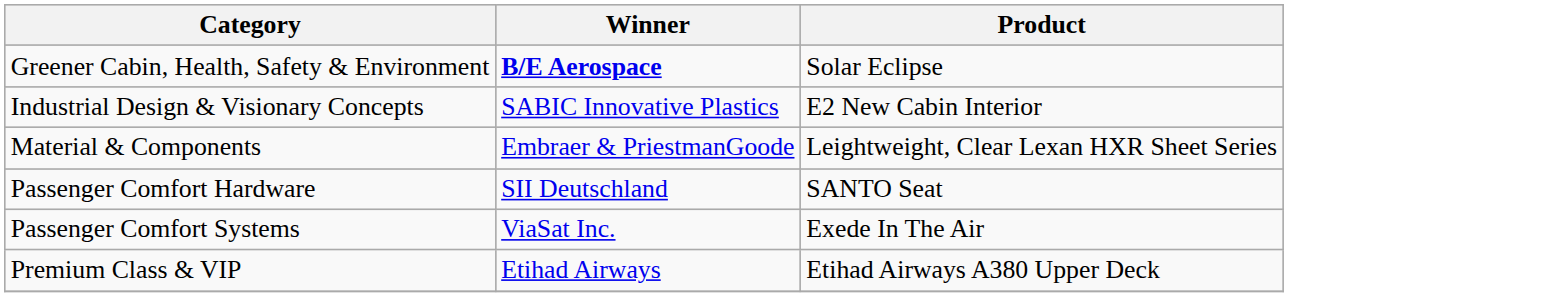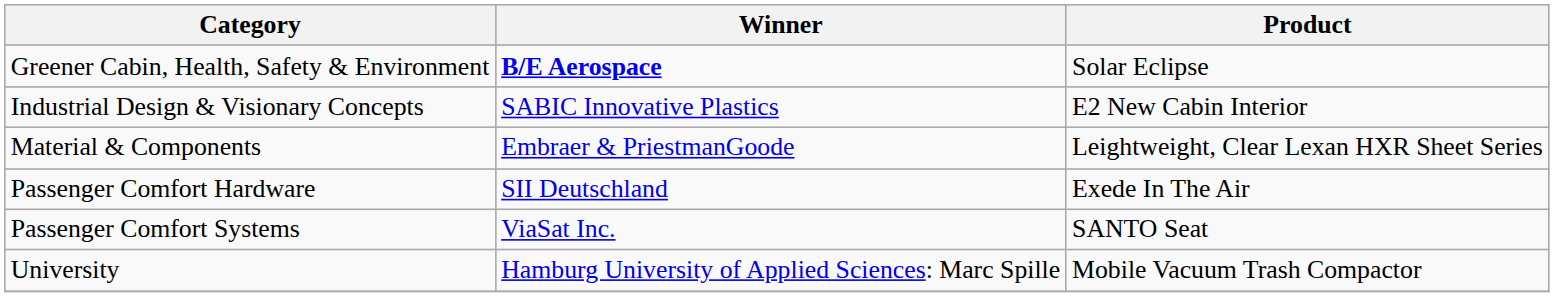(874, 188) SANTO Seat -> (1161, 188) Exede In The Air
(895, 229) Exede In The Air -> (1140, 229) SANTO Seat
- row: (126, 270)
+ row: (65, 270)
